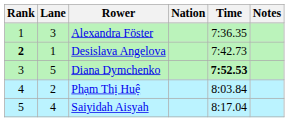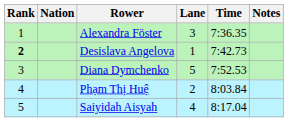columns swapped: (53, 13) <-> (188, 13)
(229, 70) bold -> (229, 70) normal
